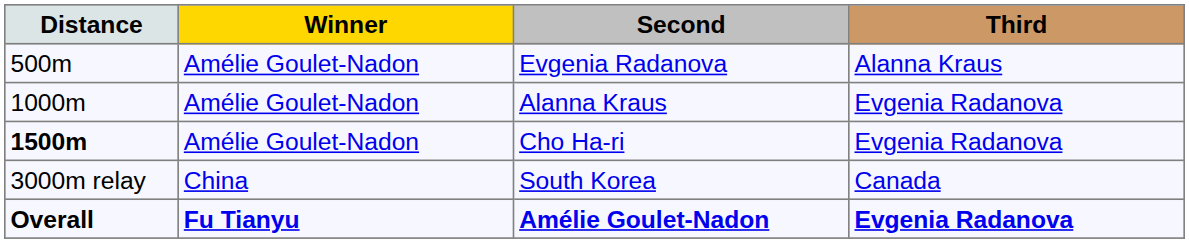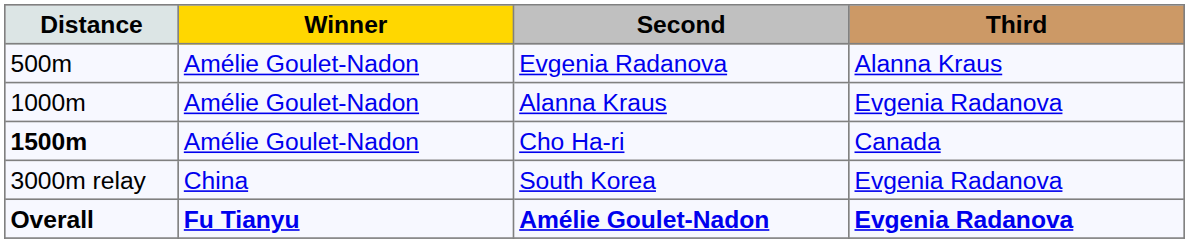(958, 141) Evgenia Radanova -> (898, 141) Canada
(898, 180) Canada -> (958, 180) Evgenia Radanova
